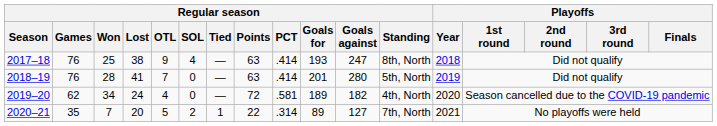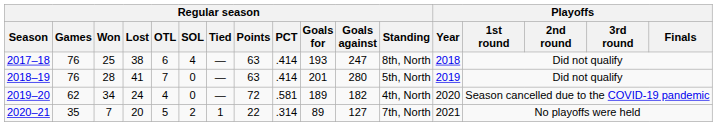(165, 60) 9 -> (165, 60) 6
